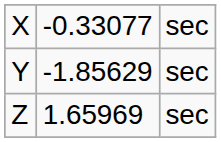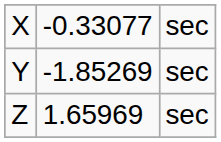(98, 70) -1.85629 -> (98, 70) -1.85269
